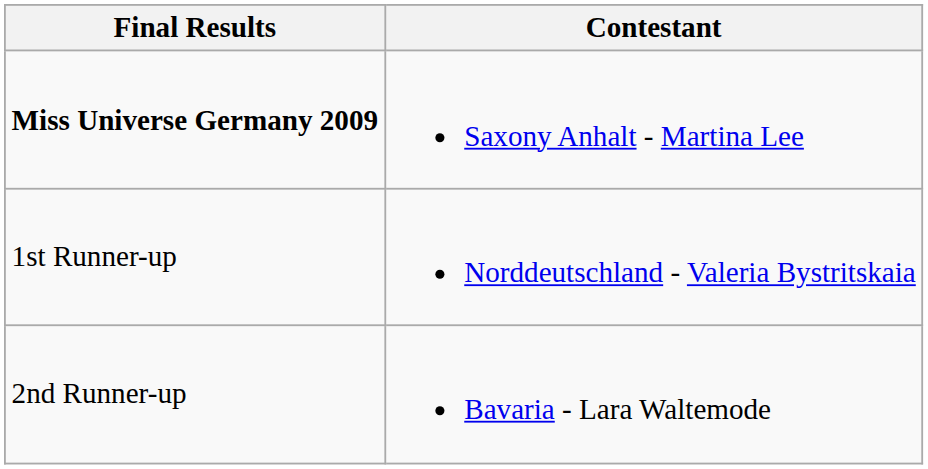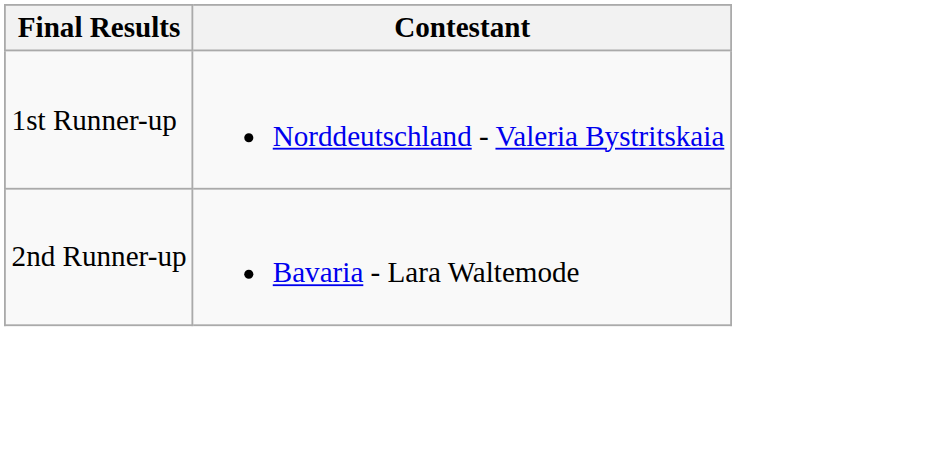- row: (195, 119)
